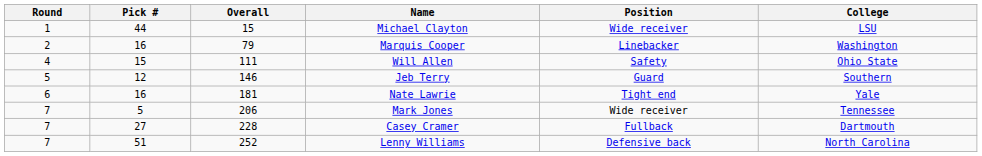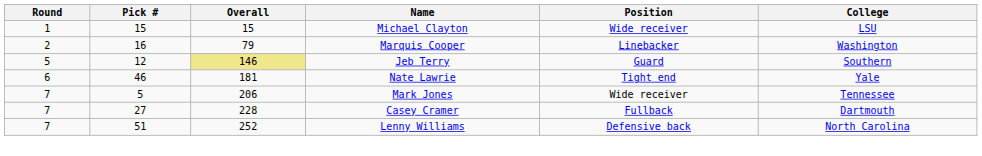(140, 29) 44 -> (140, 29) 15
- row: (423, 61)
(248, 78) no background -> (248, 61) khaki background
(140, 94) 16 -> (140, 78) 46
